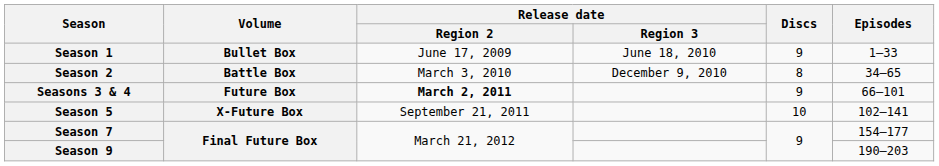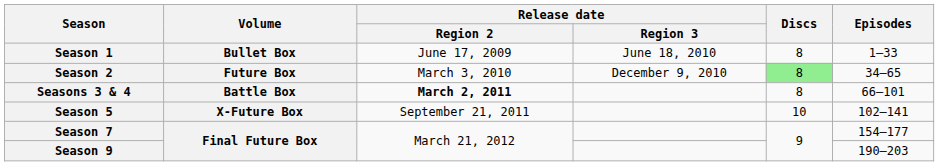(799, 53) 9 -> (799, 53) 8
(260, 73) Battle Box -> (260, 73) Future Box
(799, 73) no background -> (799, 73) lightgreen background
(260, 92) Future Box -> (260, 92) Battle Box
(799, 92) 9 -> (799, 92) 8
